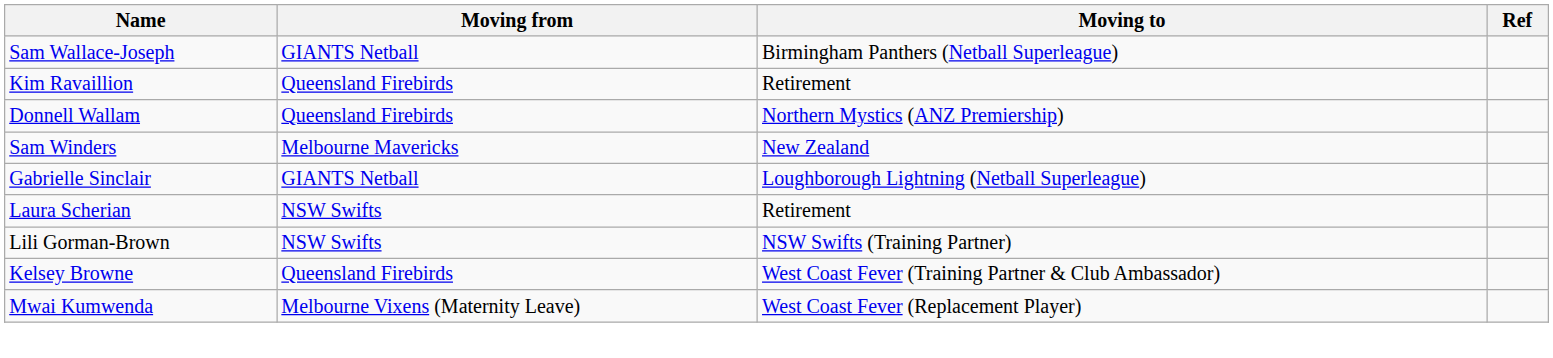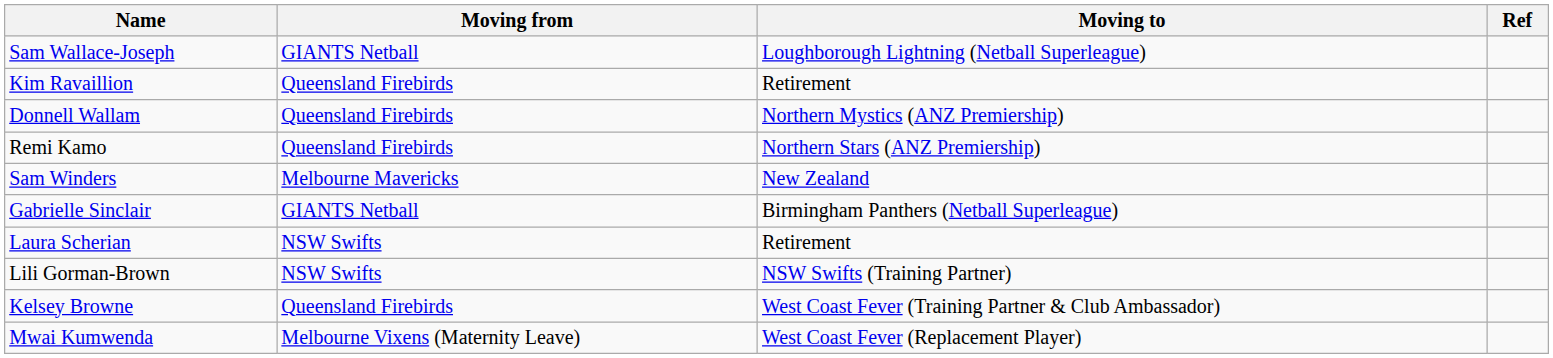(940, 52) Birmingham Panthers (Netball Superleague) -> (954, 52) Loughborough Lightning (Netball Superleague)
+ row: (58, 147)
(954, 178) Loughborough Lightning (Netball Superleague) -> (940, 210) Birmingham Panthers (Netball Superleague)
